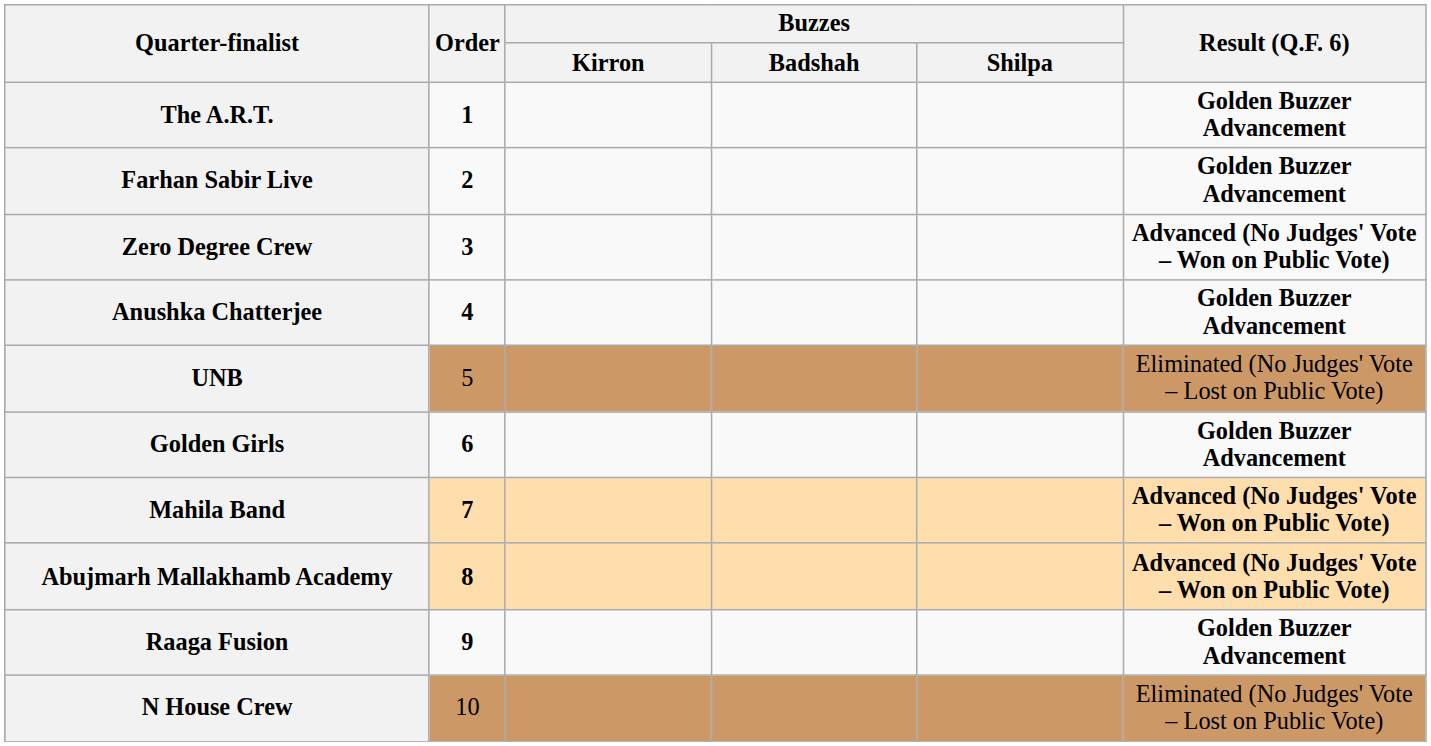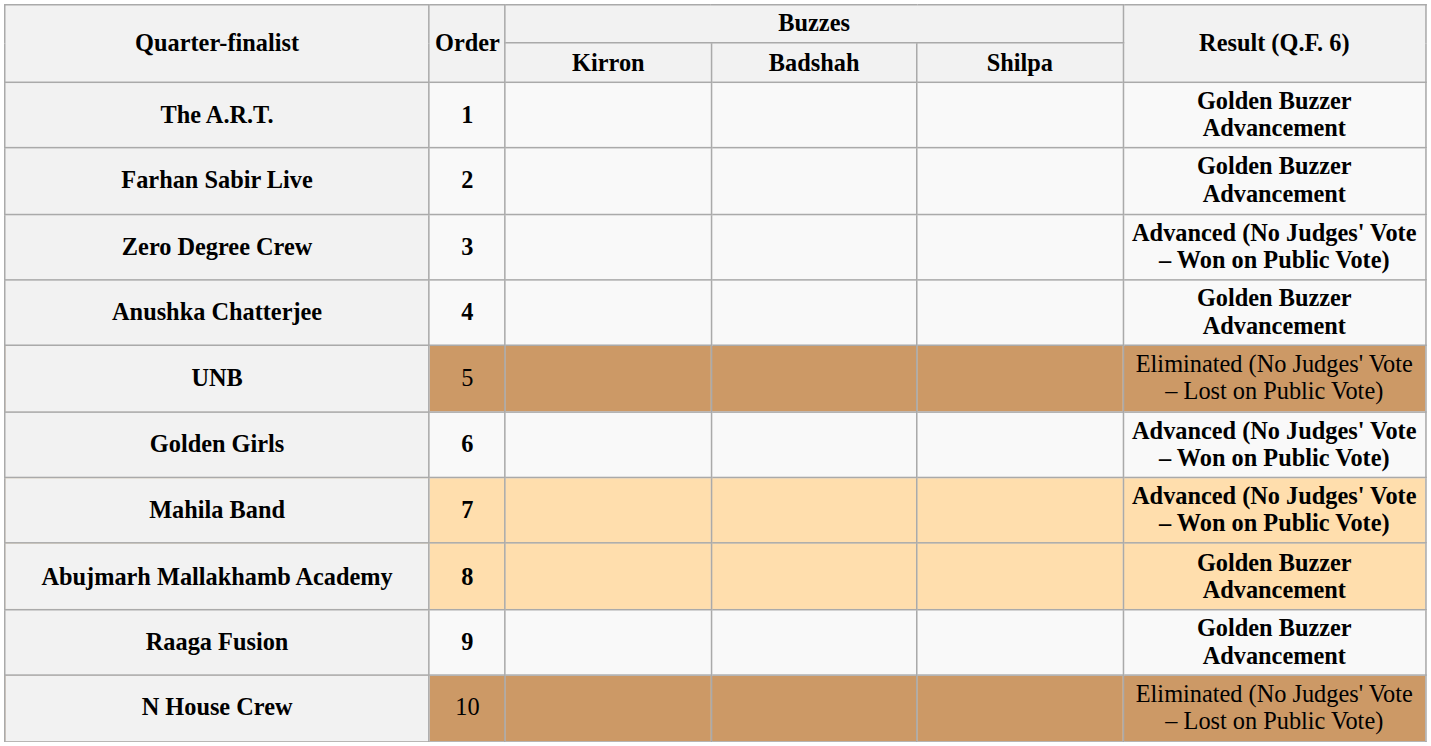(1274, 444) Golden Buzzer Advancement -> (1274, 444) Advanced (No Judges' Vote – Won on Public Vote)
(1274, 576) Advanced (No Judges' Vote – Won on Public Vote) -> (1274, 576) Golden Buzzer Advancement
